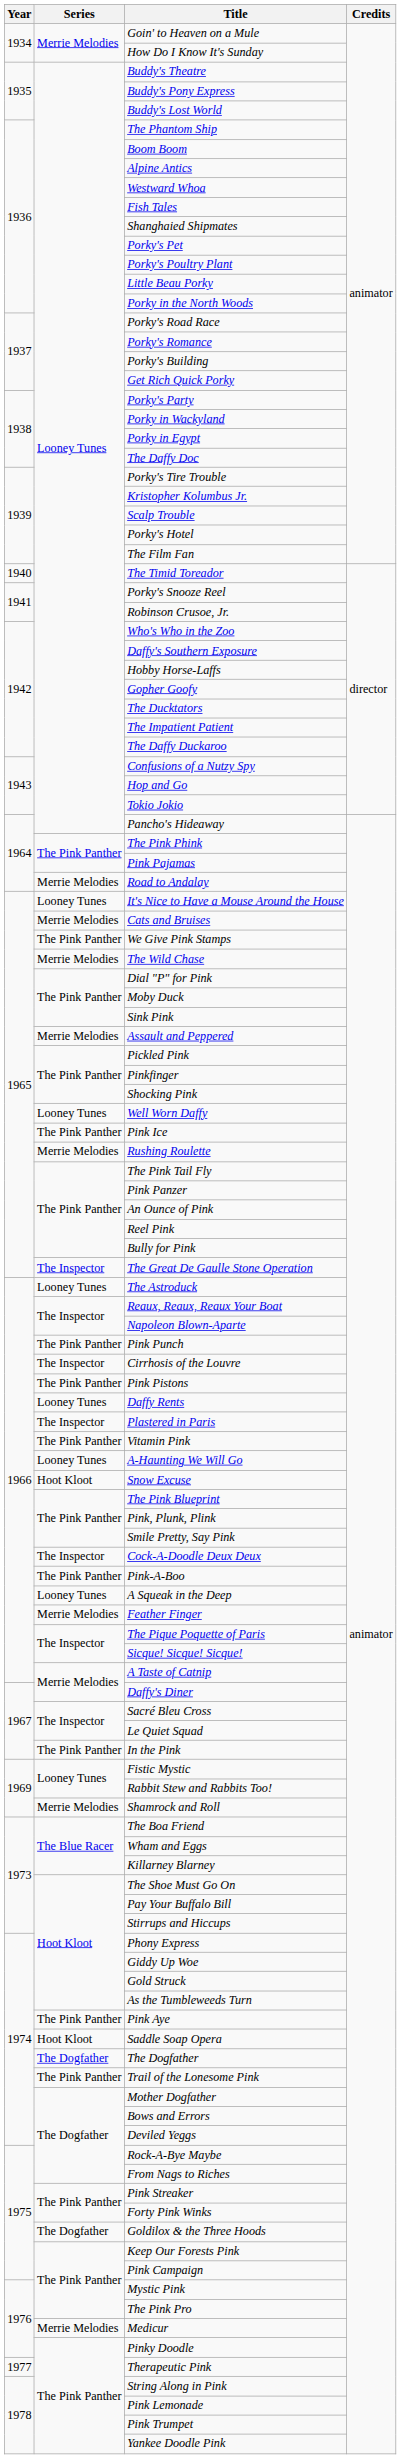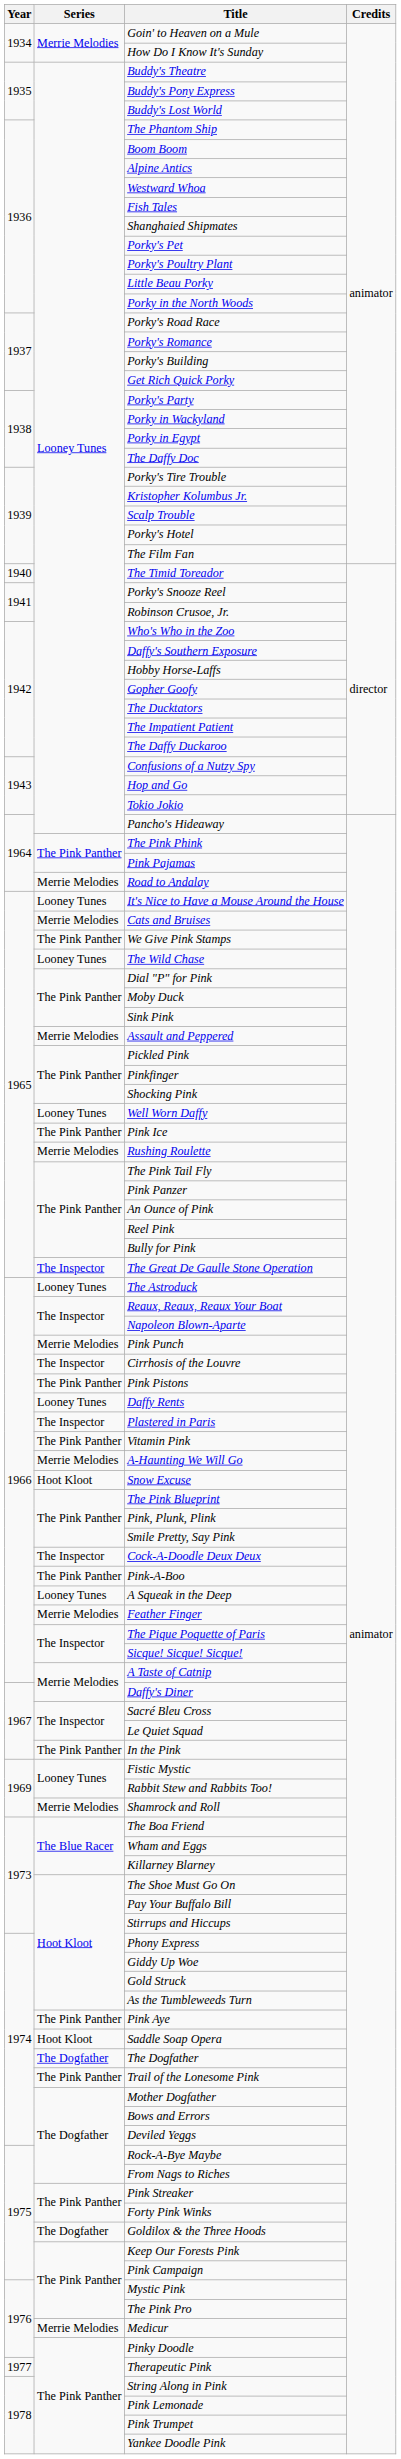(78, 959) Merrie Melodies -> (72, 959) Looney Tunes
(79, 1344) The Pink Panther -> (78, 1344) Merrie Melodies
(72, 1460) Looney Tunes -> (78, 1460) Merrie Melodies
